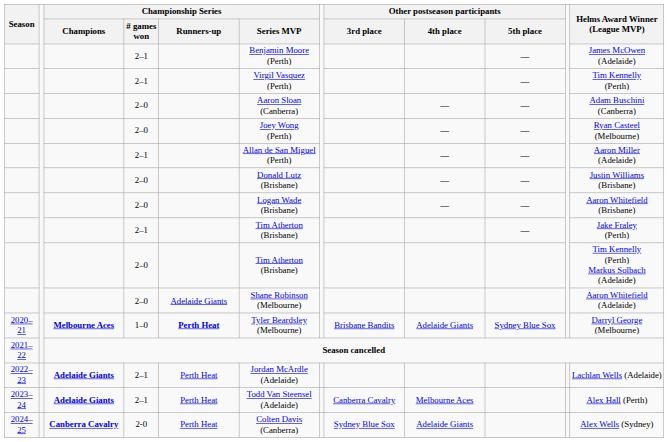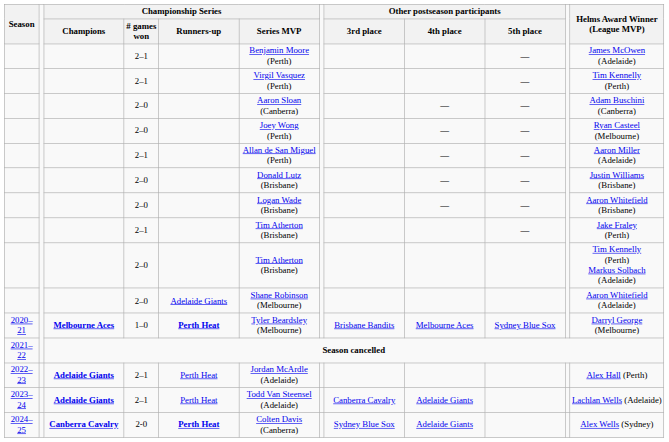(445, 325) Adelaide Giants -> (445, 325) Melbourne Aces
(617, 375) Lachlan Wells (Adelaide) -> (617, 375) Alex Hall (Perth)
(445, 400) Melbourne Aces -> (445, 400) Adelaide Giants
(617, 400) Alex Hall (Perth) -> (617, 400) Lachlan Wells (Adelaide)
(199, 425) normal -> (199, 425) bold
